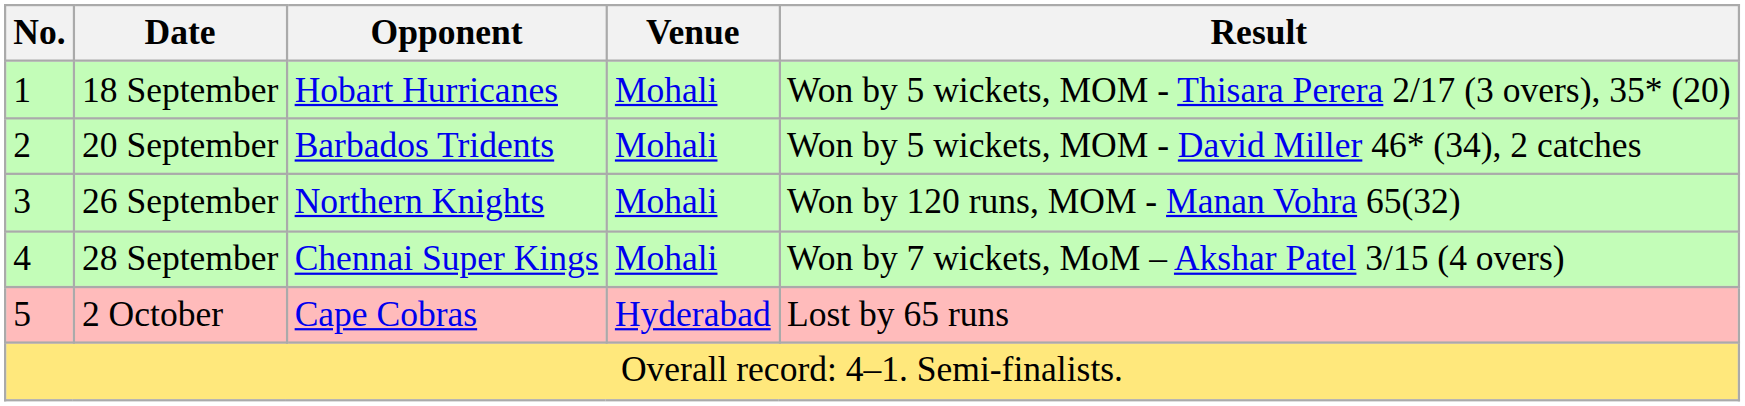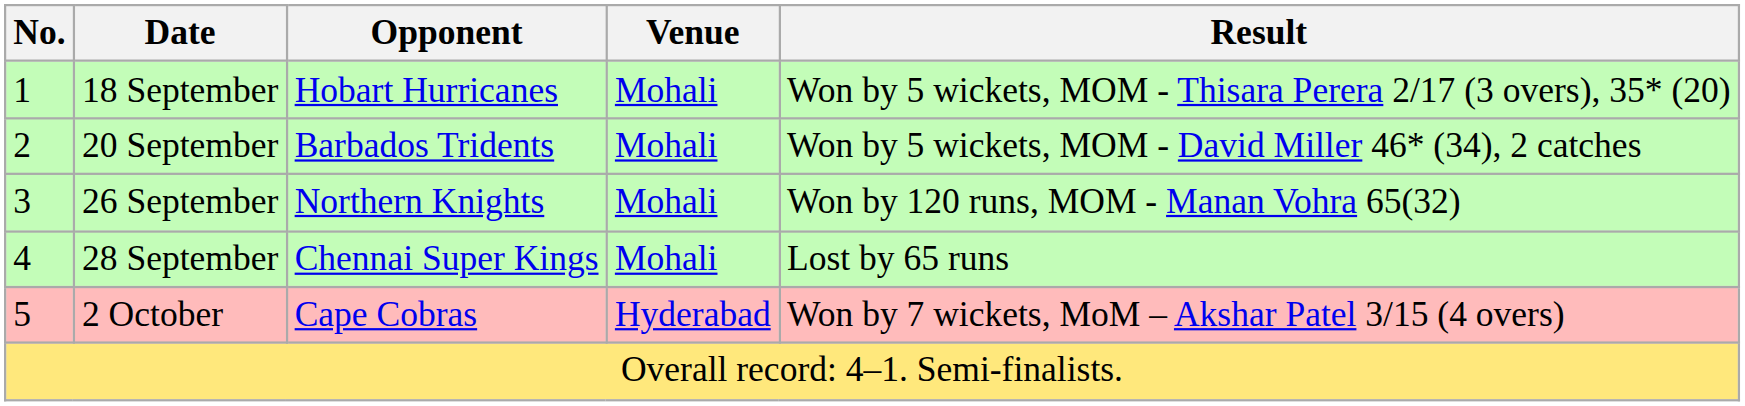(1176, 257) Won by 7 wickets, MoM – Akshar Patel 3/15 (4 overs) -> (898, 257) Lost by 65 runs
(898, 314) Lost by 65 runs -> (1176, 314) Won by 7 wickets, MoM – Akshar Patel 3/15 (4 overs)
